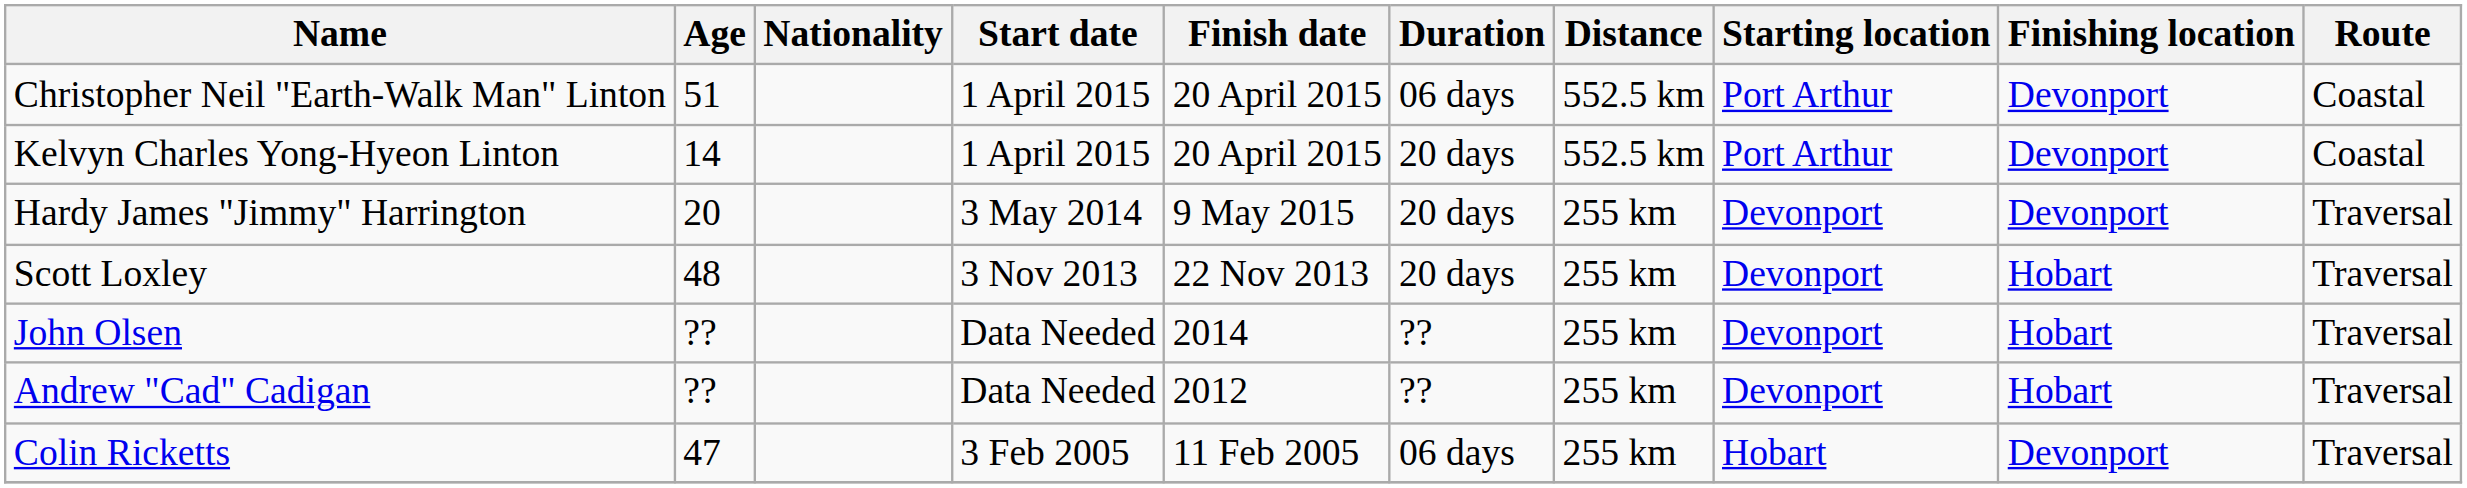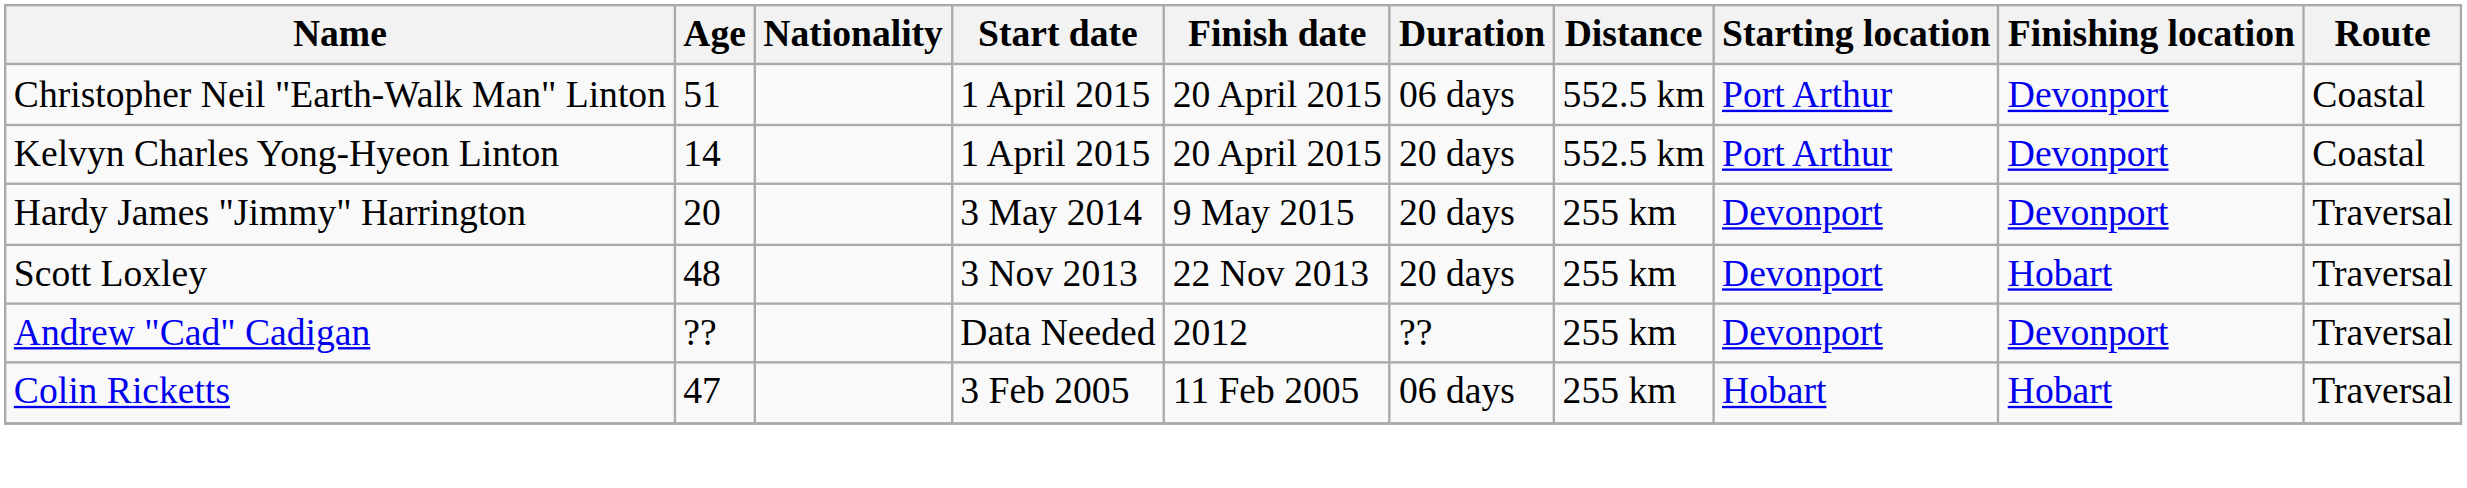- row: (98, 332)
(2060, 392) Hobart -> (2088, 332) Devonport
(2088, 451) Devonport -> (2060, 392) Hobart
